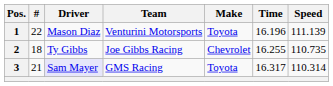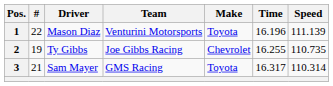(37, 49) 18 -> (37, 49) 19
(73, 67) lavender background -> (73, 67) no background
